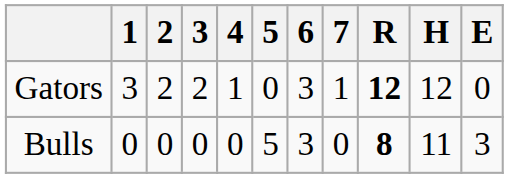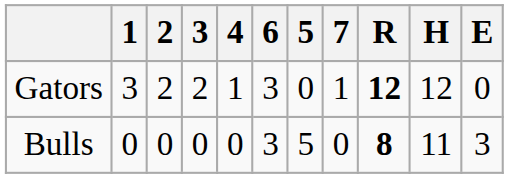columns swapped: (271, 32) <-> (306, 32)
